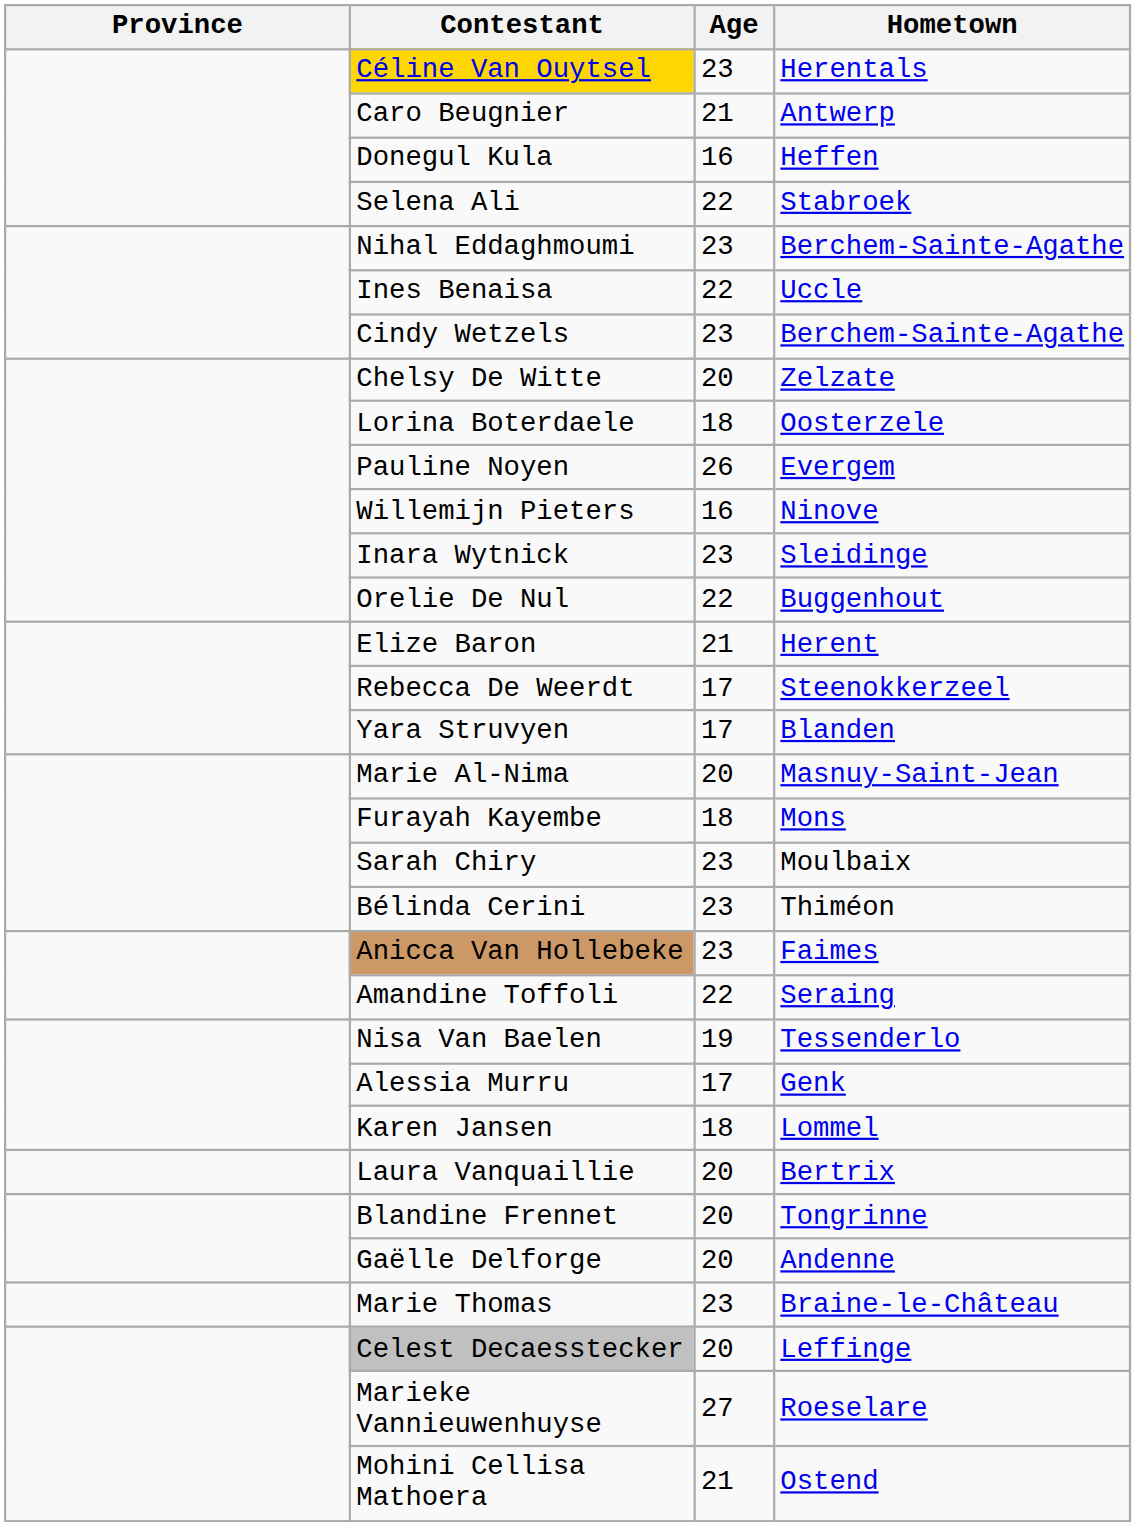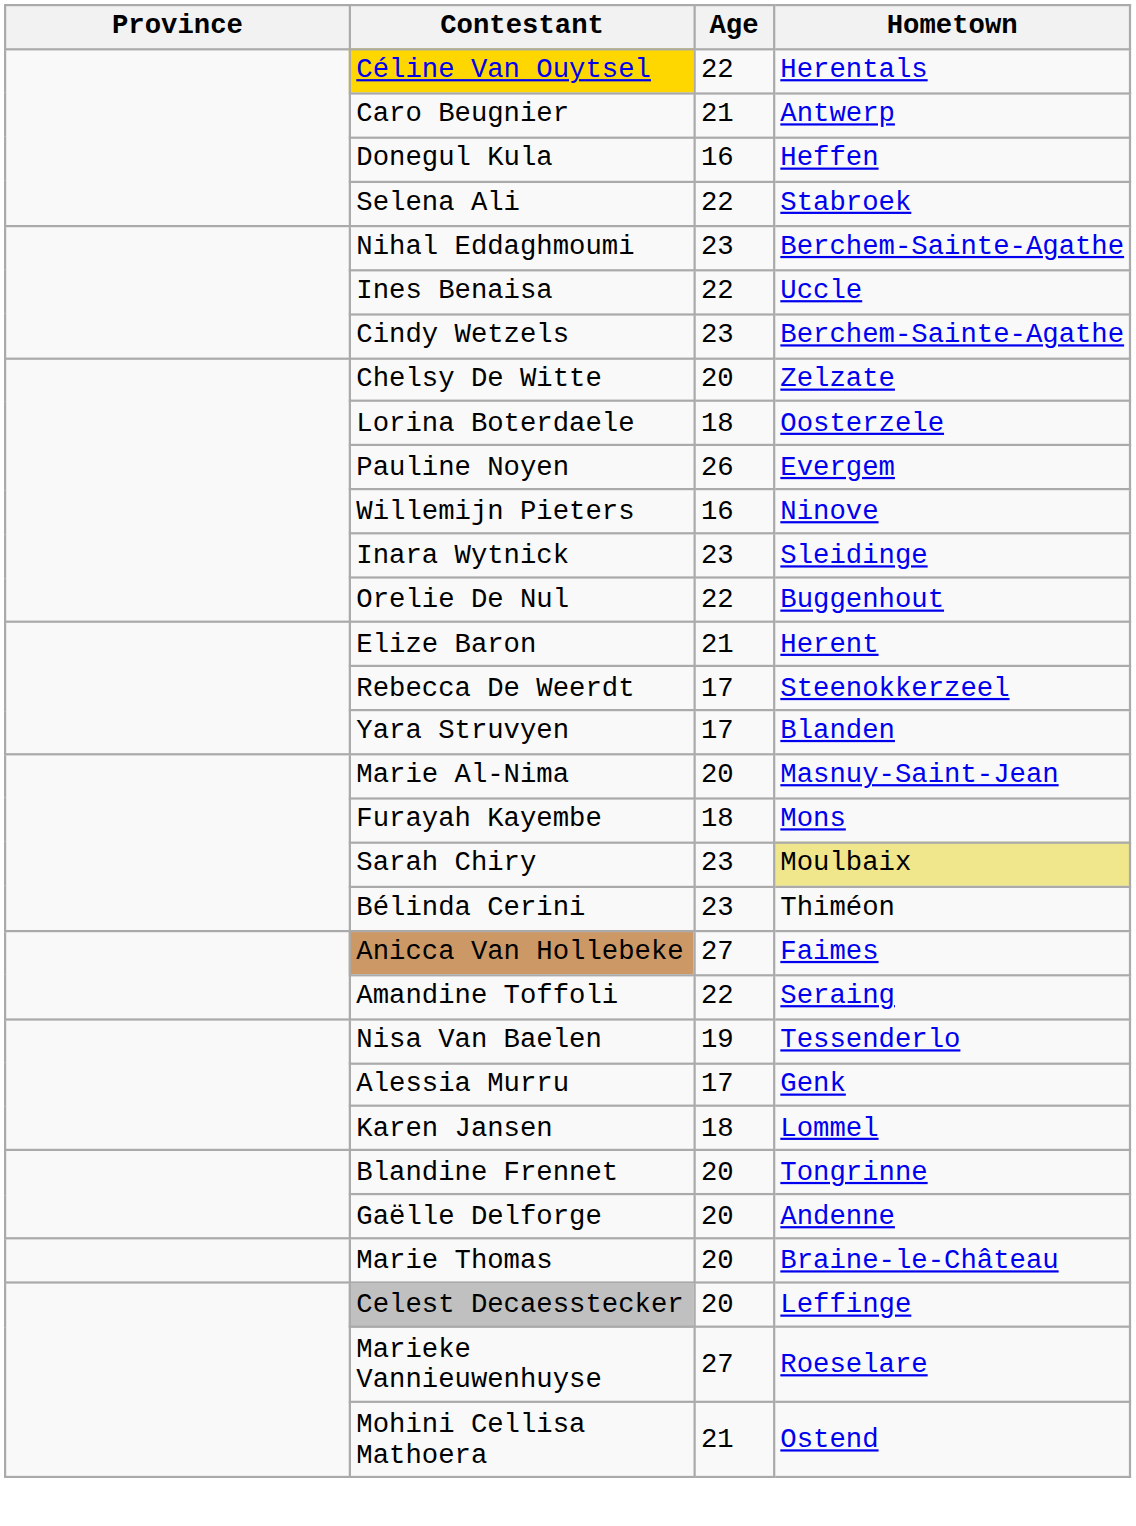(717, 72) 23 -> (717, 72) 22
(846, 865) no background -> (846, 865) khaki background
(717, 953) 23 -> (717, 953) 27
- row: (495, 1173)
(717, 1305) 23 -> (717, 1261) 20
